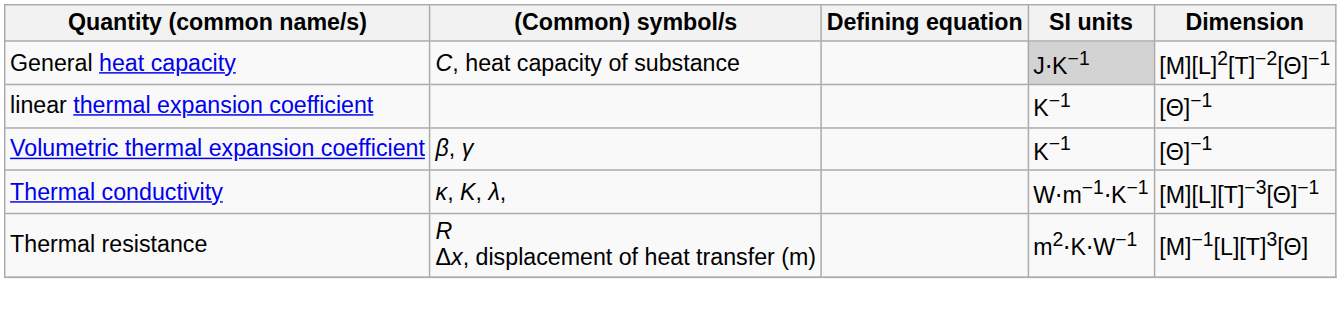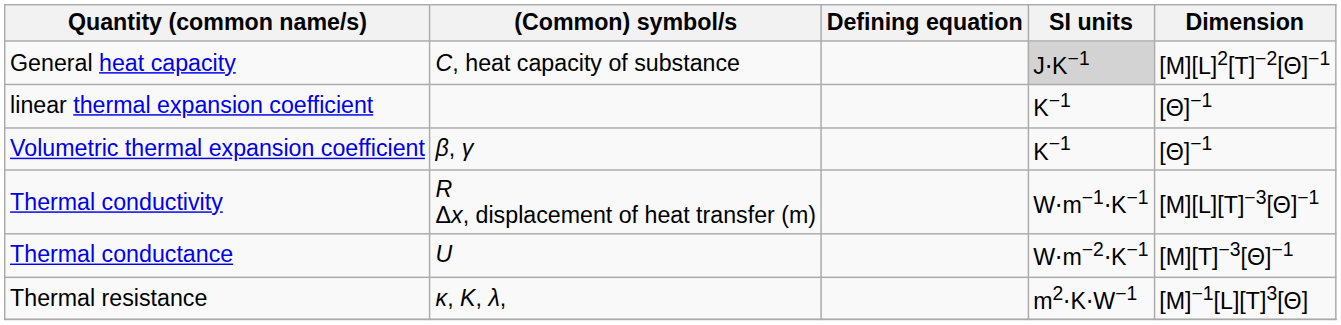(471, 192) κ, K, λ, -> (626, 201) R Δx, displacement of heat transfer (m)
+ row: (122, 254)
(626, 245) R Δx, displacement of heat transfer (m) -> (471, 297) κ, K, λ,
